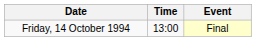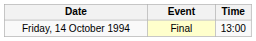columns swapped: (166, 12) <-> (218, 12)
